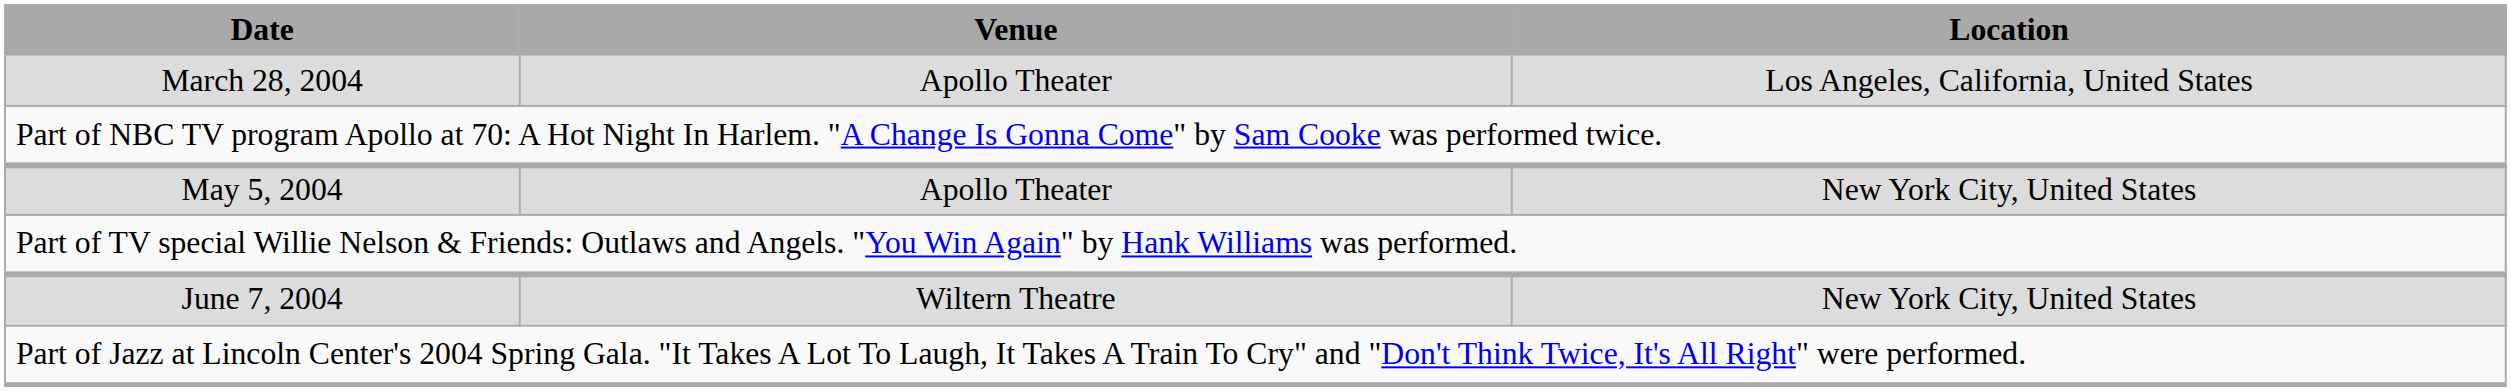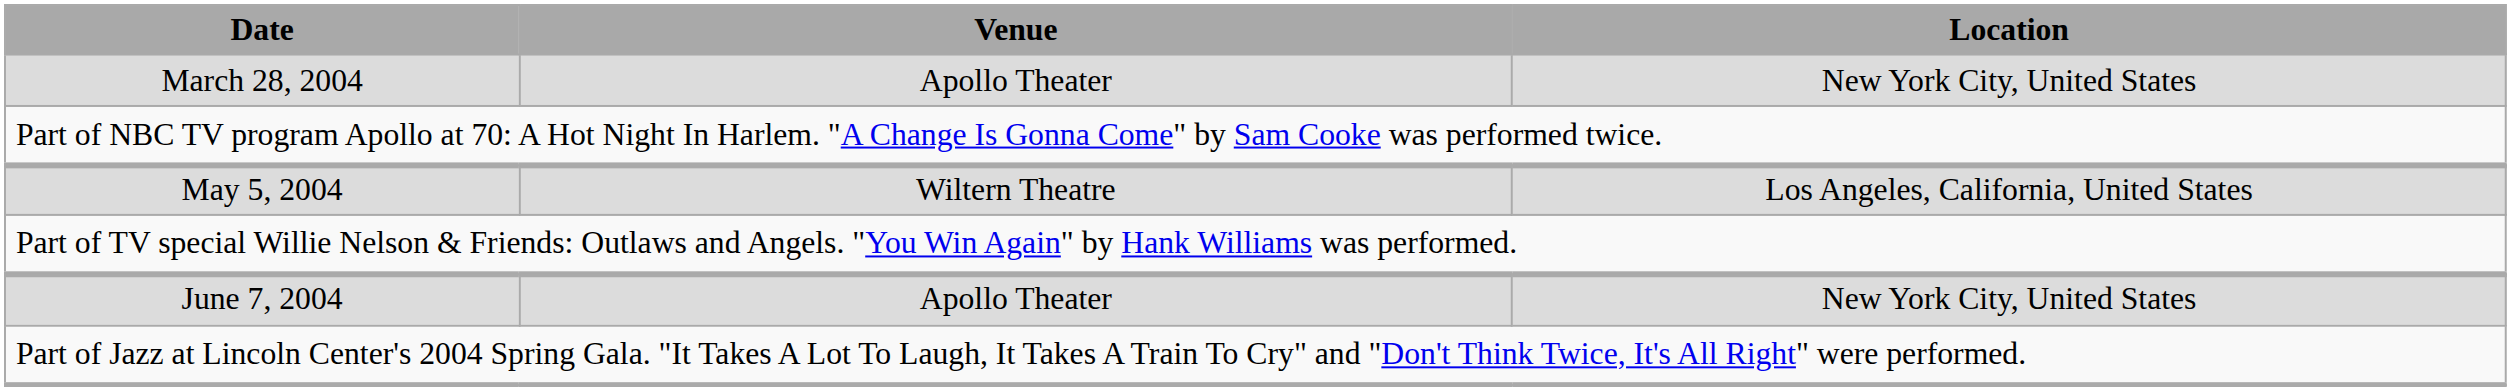(2009, 79) Los Angeles, California, United States -> (2009, 79) New York City, United States
(1016, 189) Apollo Theater -> (1016, 189) Wiltern Theatre
(2009, 189) New York City, United States -> (2009, 189) Los Angeles, California, United States
(1016, 299) Wiltern Theatre -> (1016, 299) Apollo Theater
